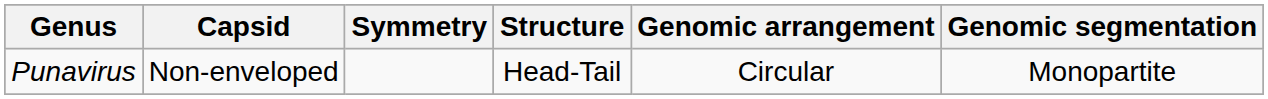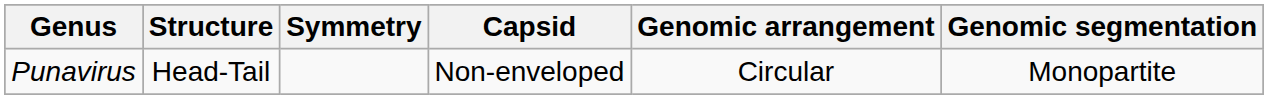columns swapped: (562, 26) <-> (244, 26)
